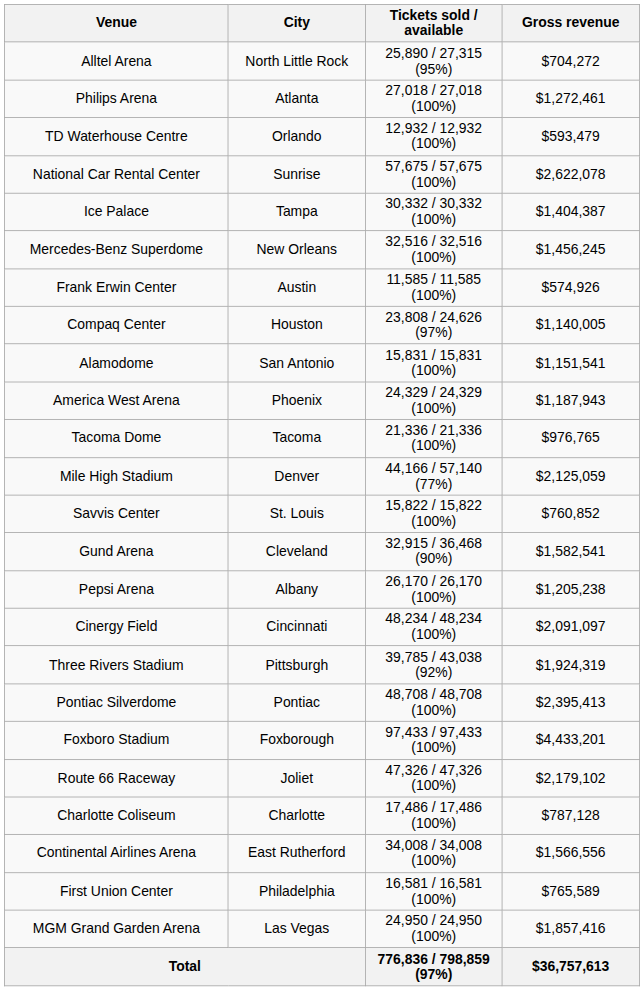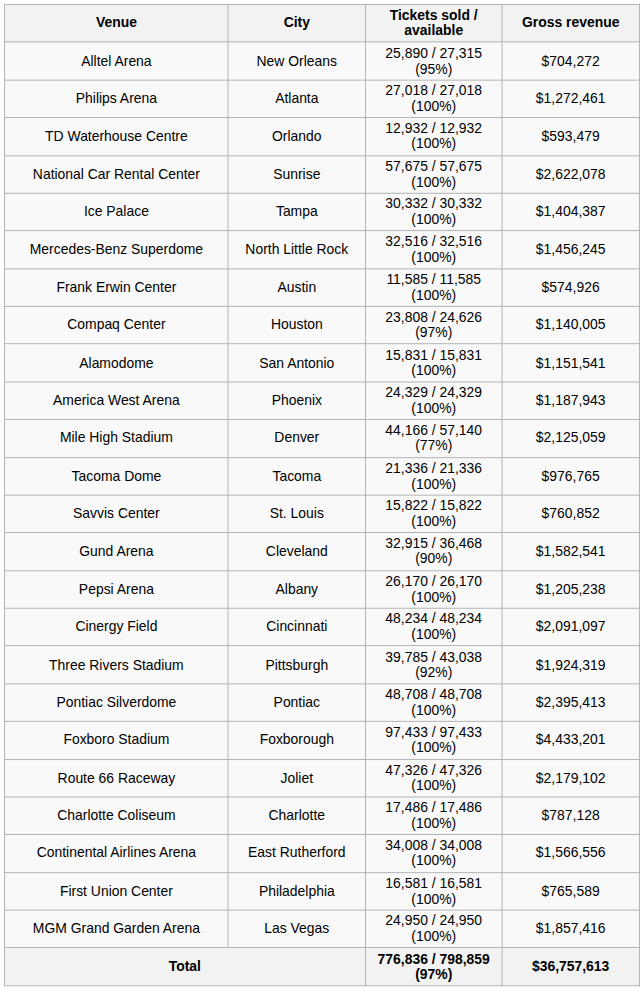(297, 61) North Little Rock -> (297, 61) New Orleans
(297, 249) New Orleans -> (297, 249) North Little Rock
rows swapped: (116, 438) <-> (116, 476)
